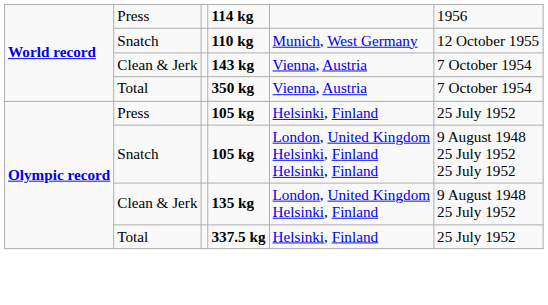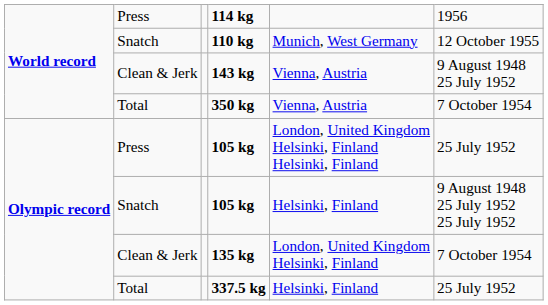(484, 64) 7 October 1954 -> (481, 73) 9 August 1948 25 July 1952
(325, 112) Helsinki, Finland -> (351, 147) London, United Kingdom Helsinki, Finland Helsinki, Finland
(351, 154) London, United Kingdom Helsinki, Finland Helsinki, Finland -> (325, 205) Helsinki, Finland
(481, 203) 9 August 1948 25 July 1952 -> (484, 255) 7 October 1954
